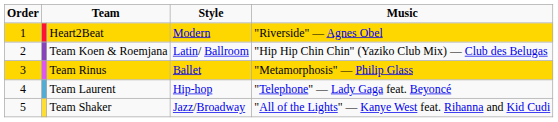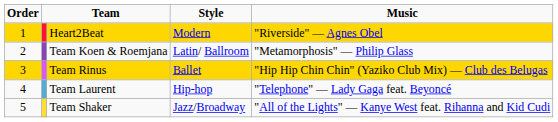(401, 51) "Hip Hip Chin Chin" (Yaziko Club Mix) — Club des Belugas -> (334, 51) "Metamorphosis" — Philip Glass
(334, 70) "Metamorphosis" — Philip Glass -> (401, 70) "Hip Hip Chin Chin" (Yaziko Club Mix) — Club des Belugas
